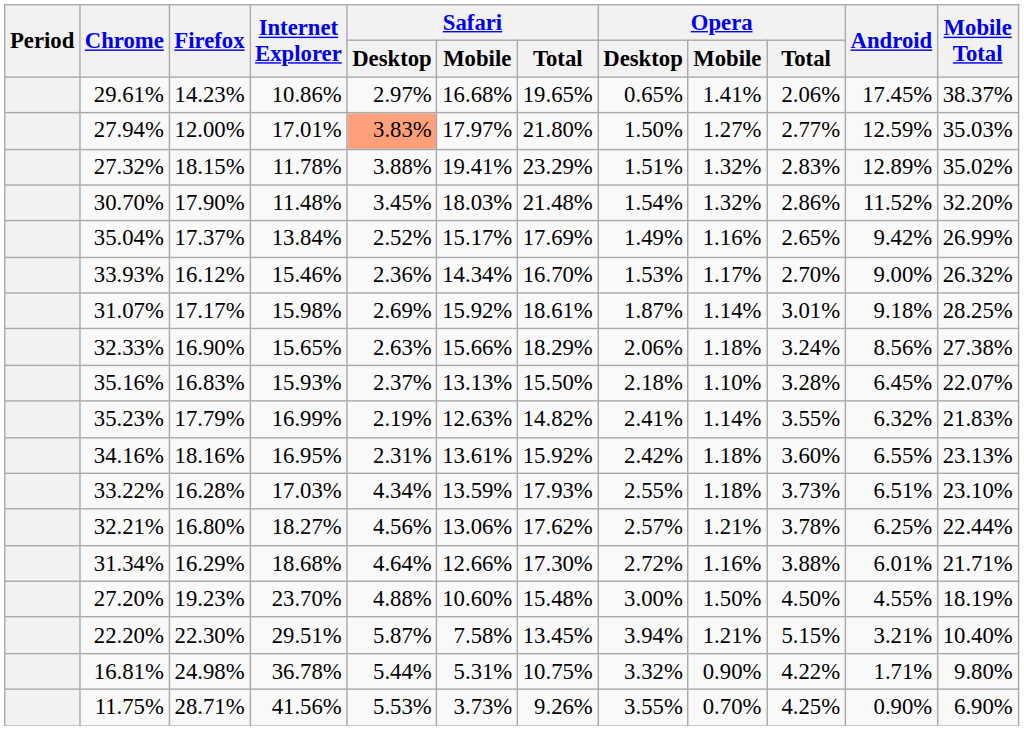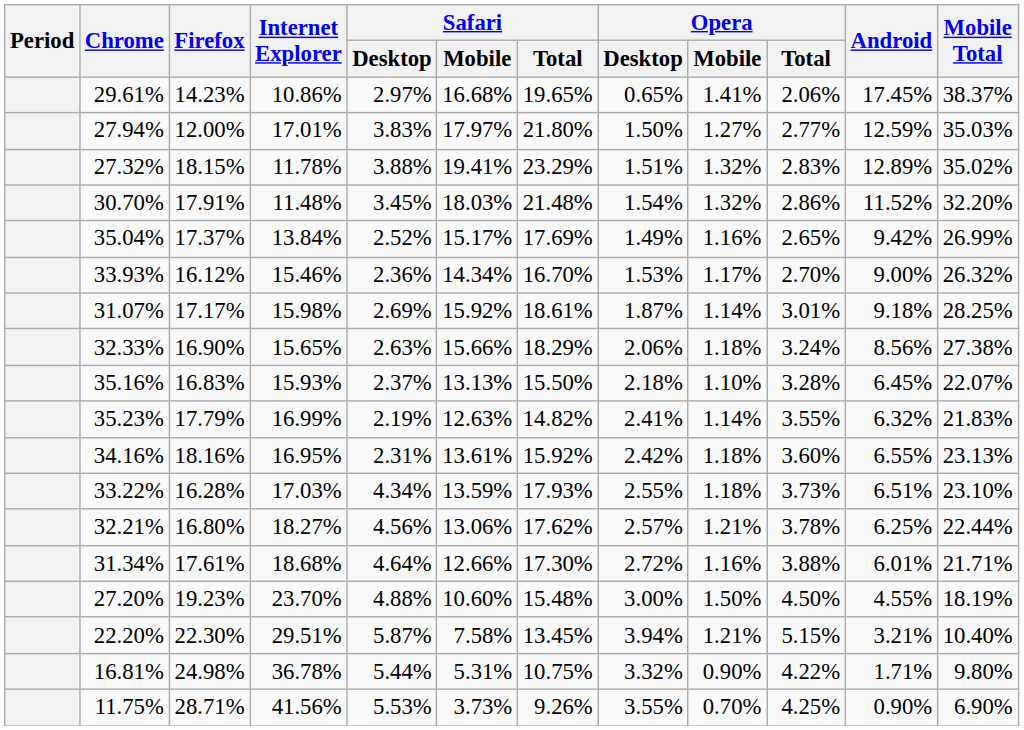(402, 130) lightsalmon background -> (402, 130) no background
(210, 202) 17.90% -> (210, 202) 17.91%
(210, 563) 16.29% -> (210, 563) 17.61%
